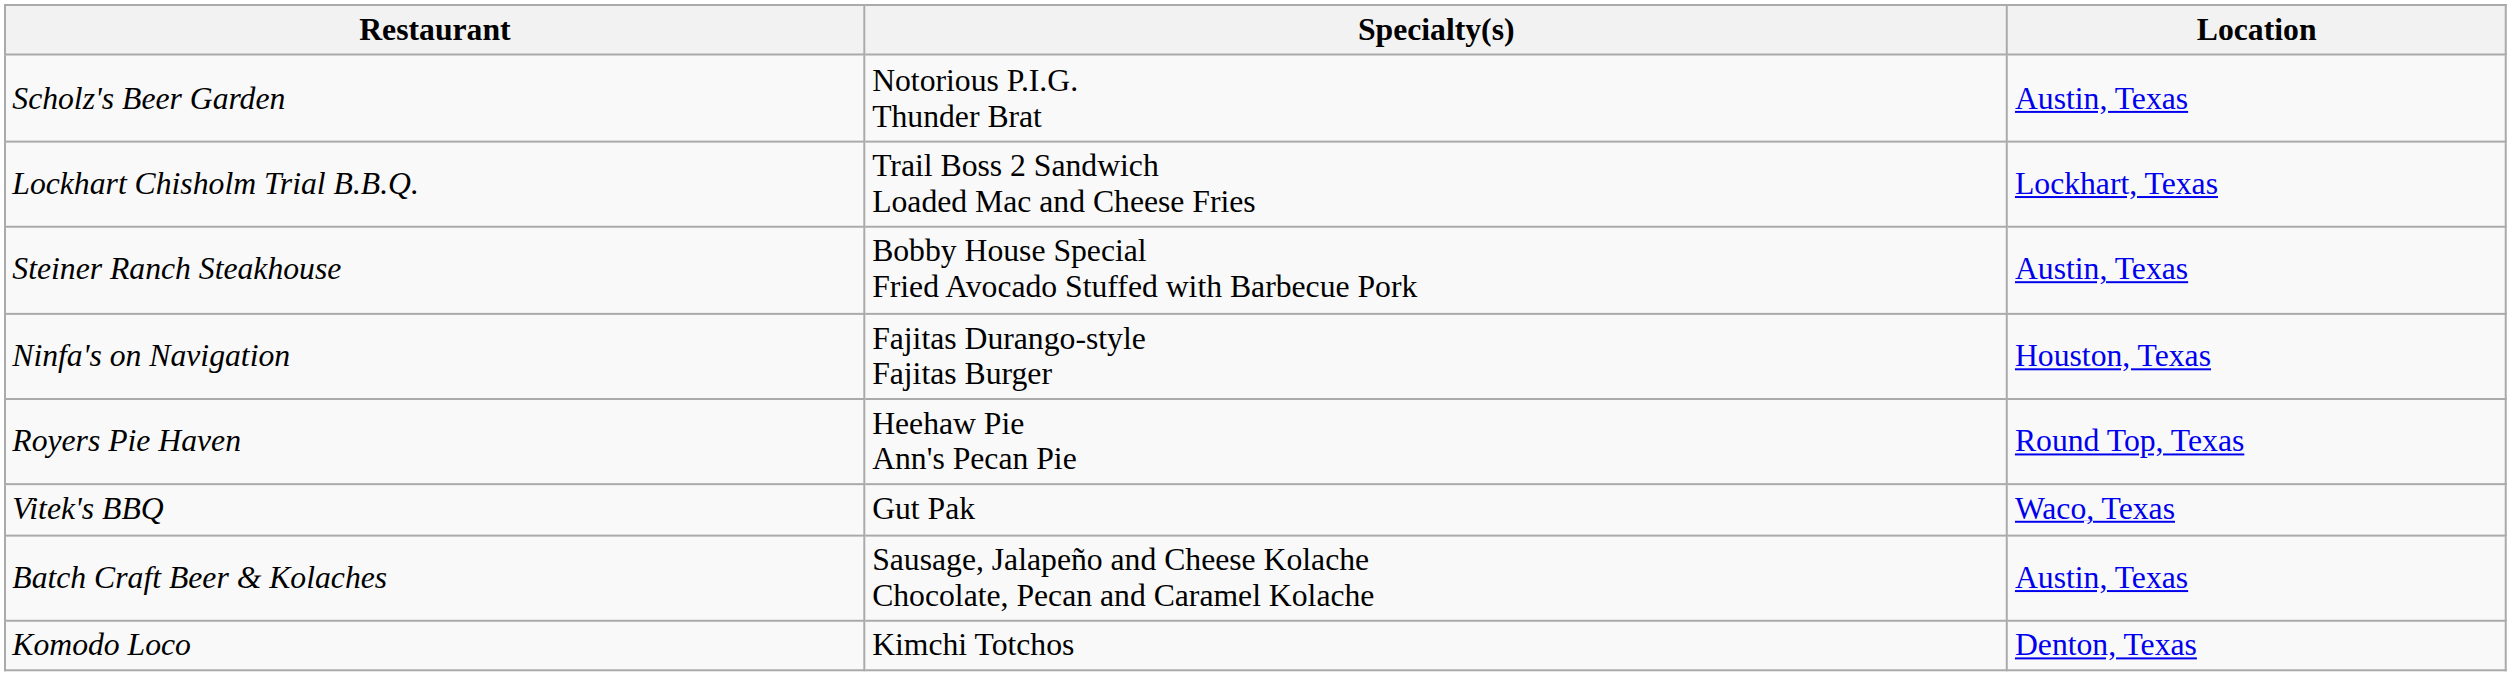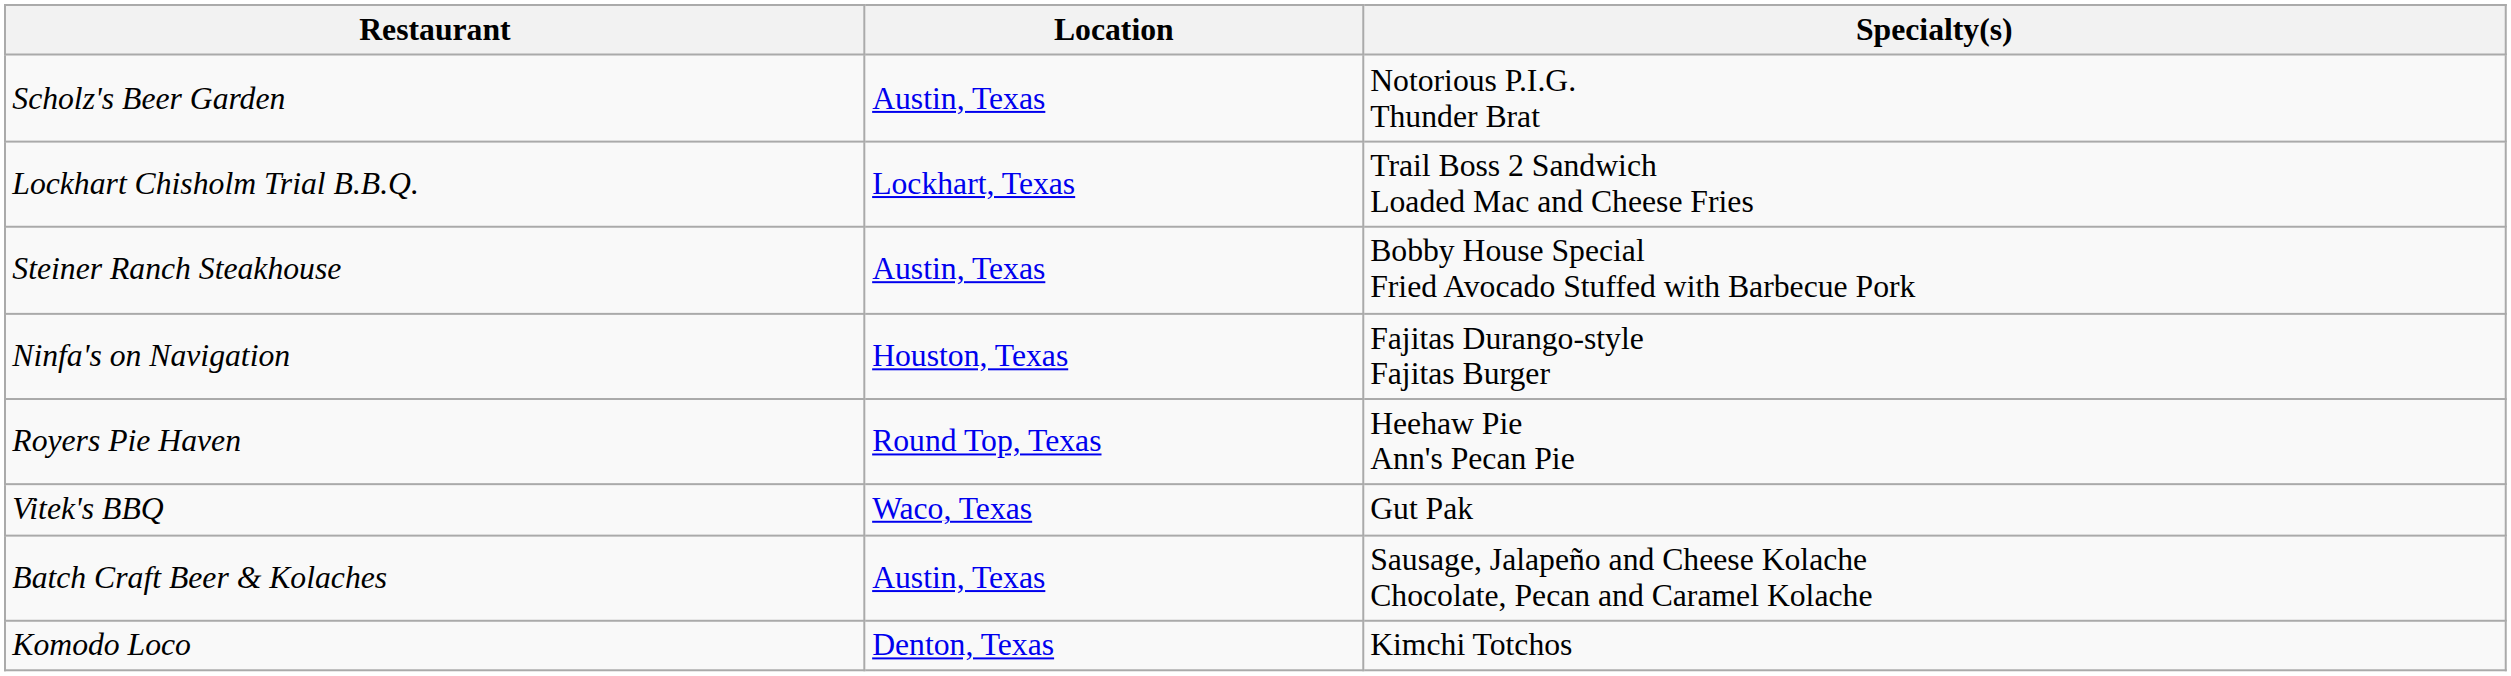columns swapped: (2257, 29) <-> (1436, 29)
